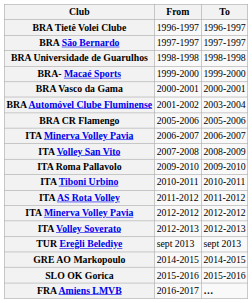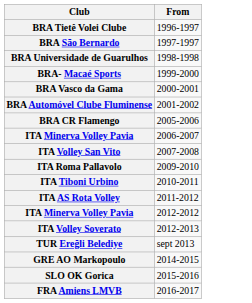- column: (225, 12)
